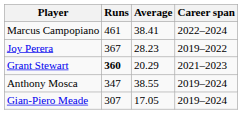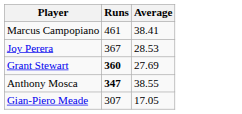- column: (206, 13)
(146, 48) 28.23 -> (146, 48) 28.53
(146, 65) 20.29 -> (146, 65) 27.69
(113, 83) normal -> (113, 83) bold
